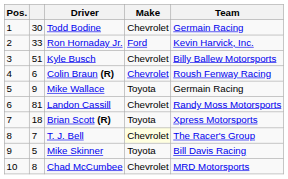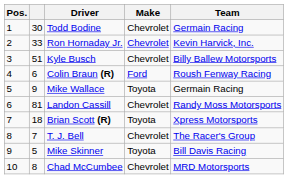(137, 43) Ford -> (148, 43) Chevrolet
(148, 74) Chevrolet -> (137, 74) Ford
(148, 135) lightyellow background -> (148, 135) no background
